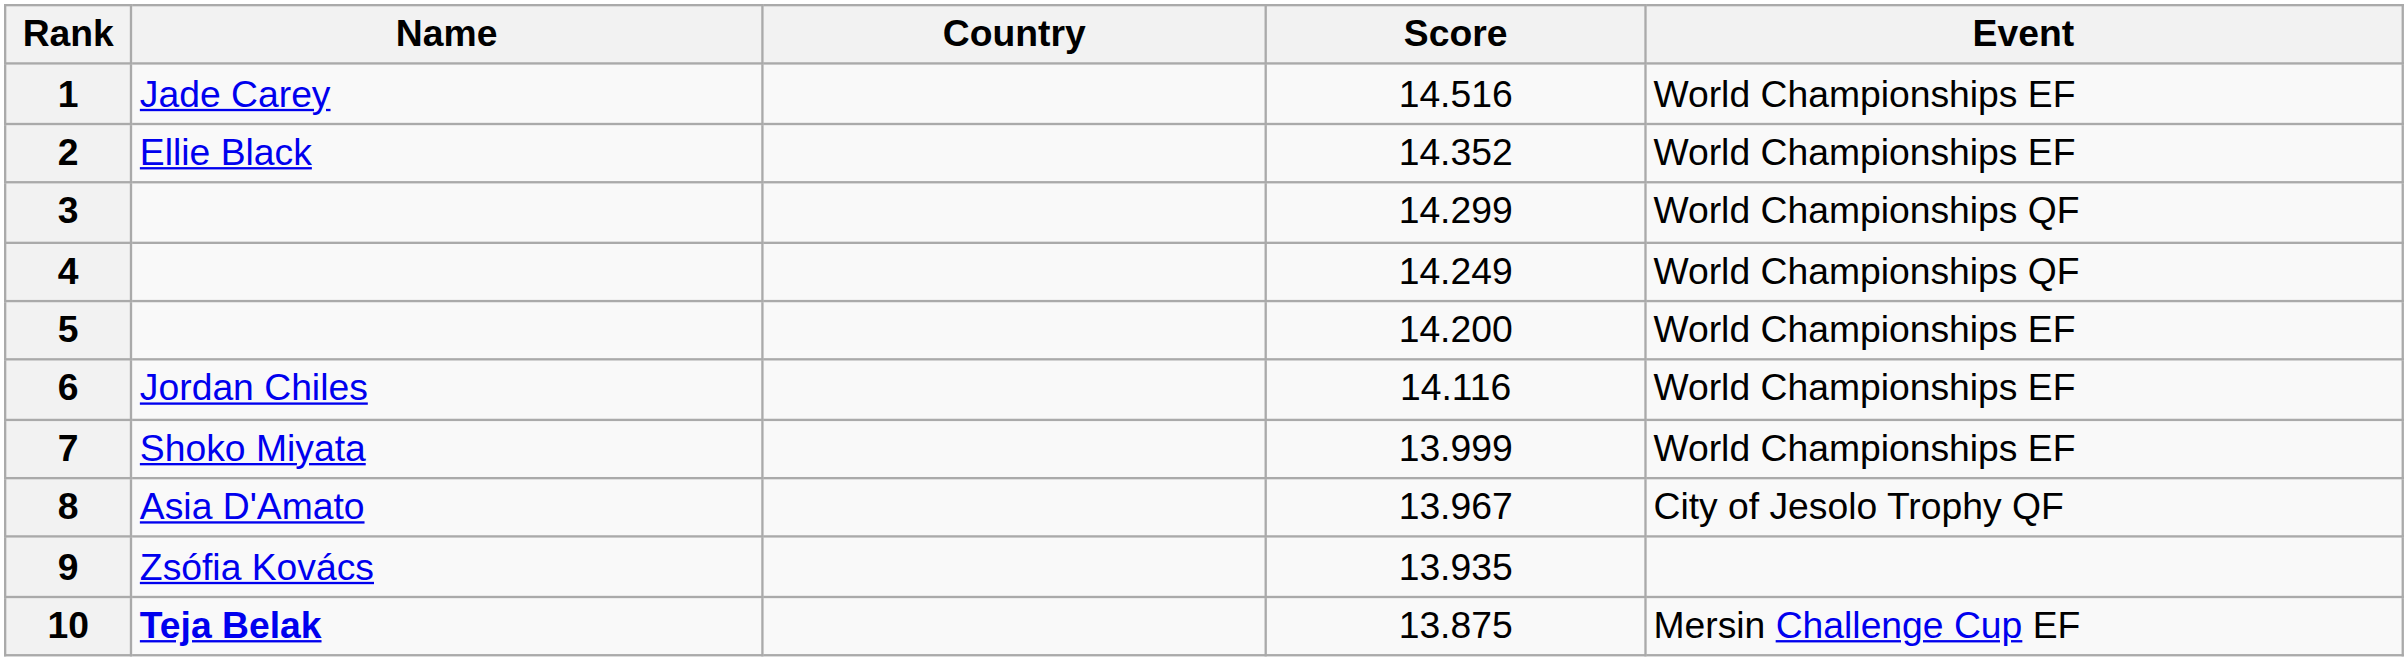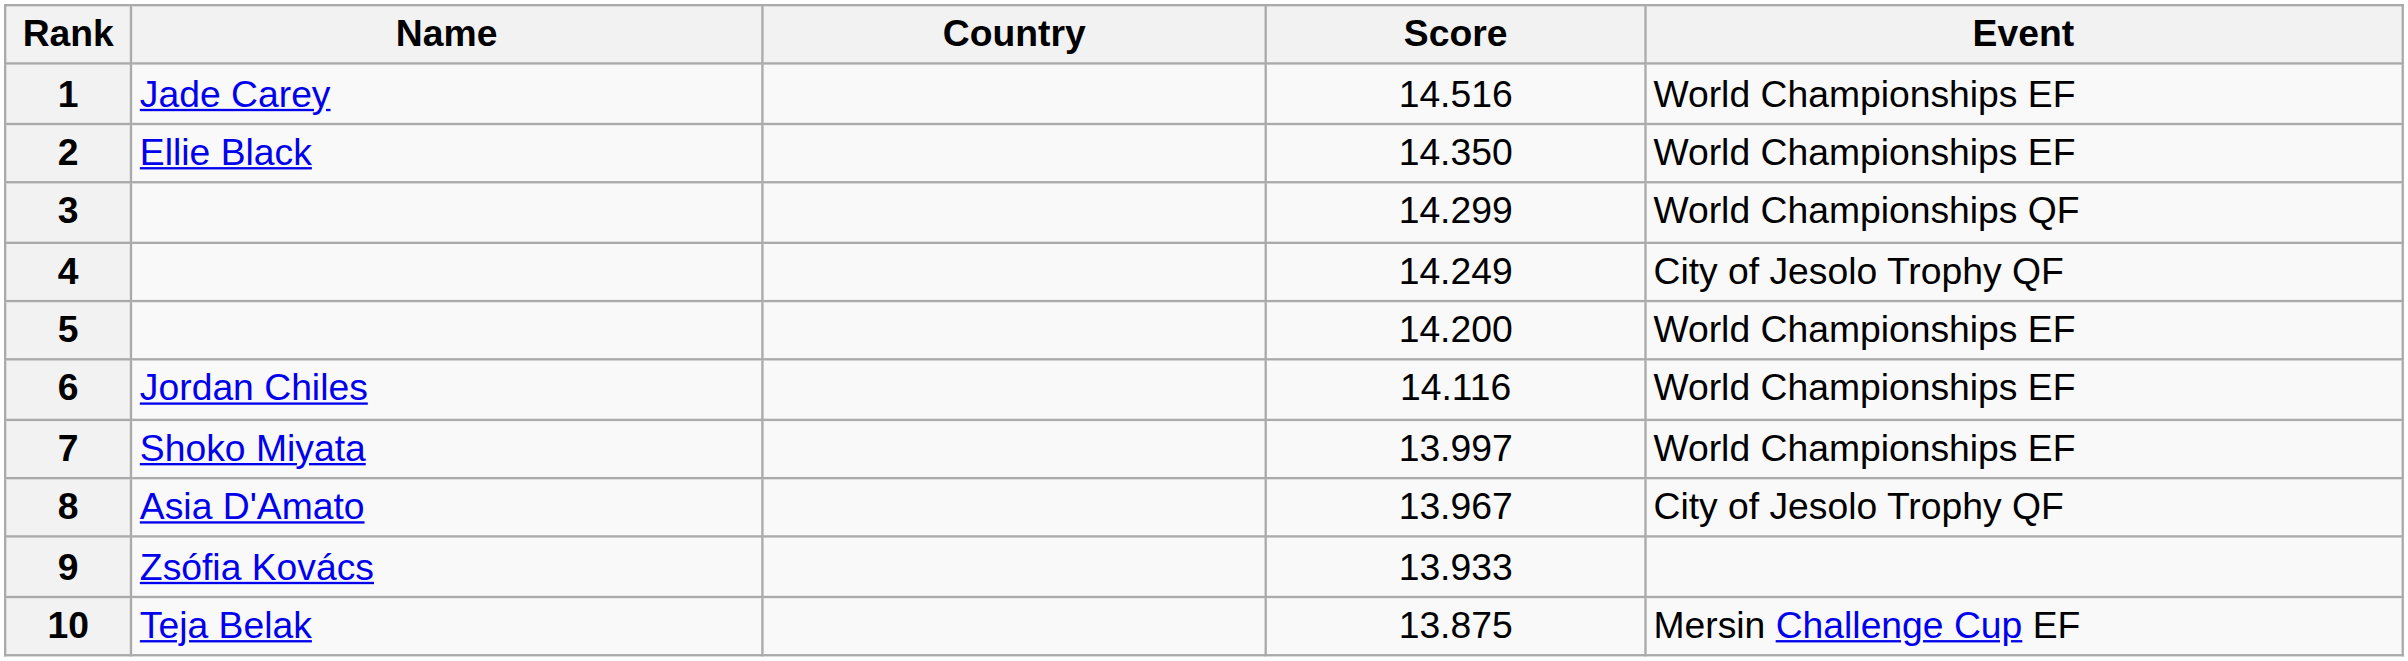(1456, 152) 14.352 -> (1456, 152) 14.350
(1867, 270) World Championships QF -> (1859, 270) City of Jesolo Trophy QF
(1456, 447) 13.999 -> (1456, 447) 13.997
(1456, 566) 13.935 -> (1456, 566) 13.933
(231, 625) bold -> (226, 625) normal
